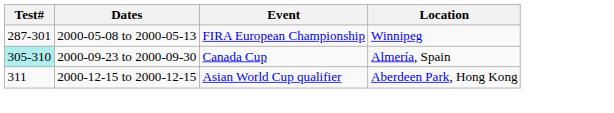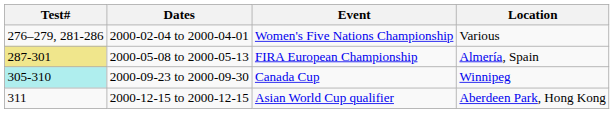+ row: (179, 35)
(29, 35) no background -> (29, 56) khaki background
(397, 35) Winnipeg -> (499, 56) Almería, Spain
(411, 56) Almería, Spain -> (485, 77) Winnipeg
